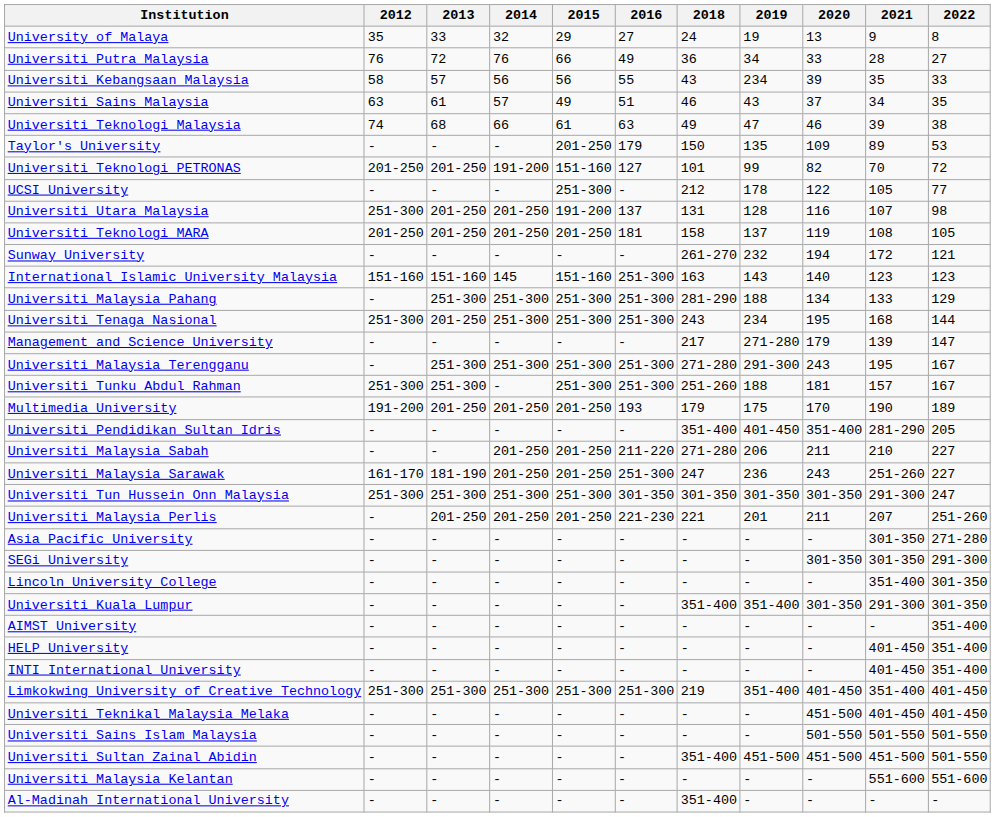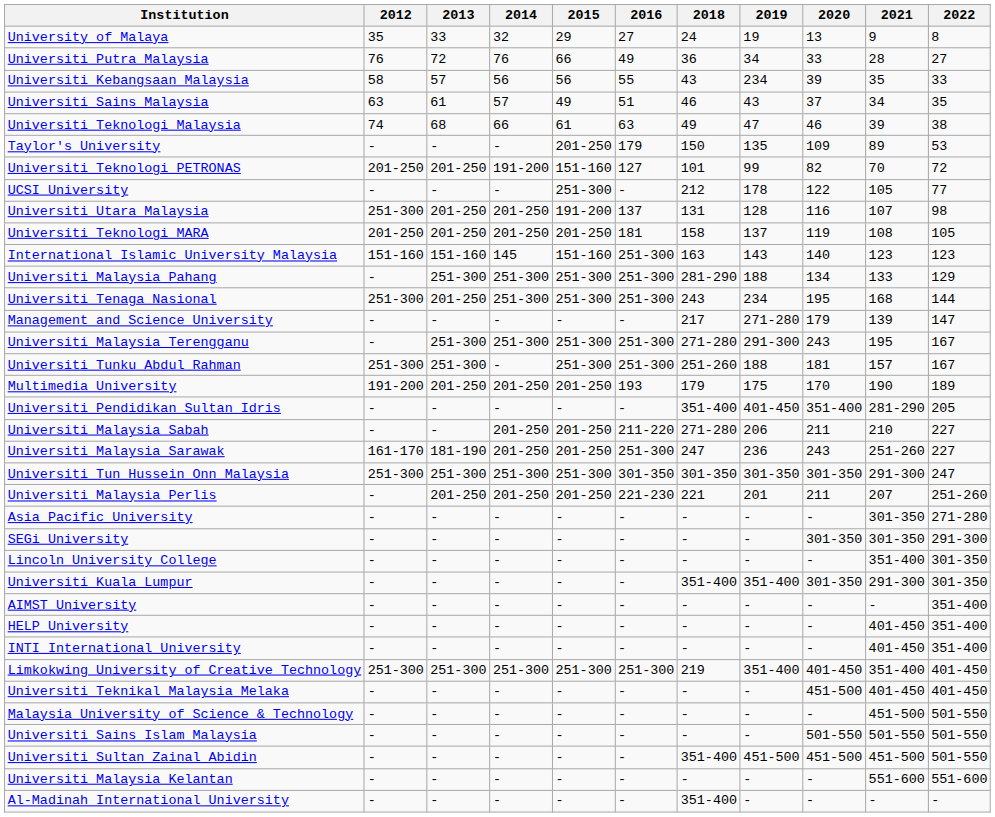- row: (76, 255)
+ row: (180, 714)
